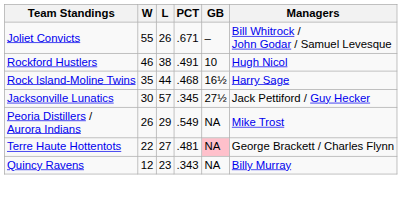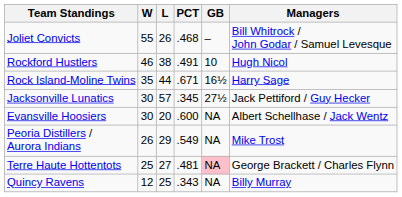(188, 37) .671 -> (188, 37) .468
(188, 80) .468 -> (188, 80) .671
+ row: (57, 116)
(147, 147) 22 -> (147, 165) 25
(165, 165) 23 -> (165, 183) 25
